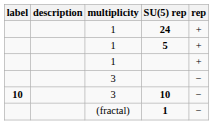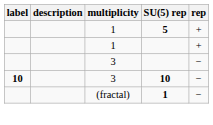- row: (113, 29)
